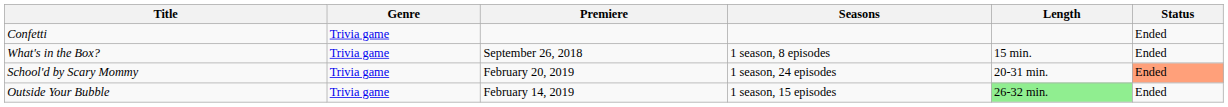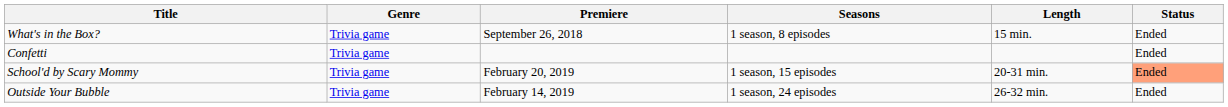rows swapped: (27, 33) <-> (54, 53)
(783, 72) 1 season, 24 episodes -> (783, 72) 1 season, 15 episodes
(783, 92) 1 season, 15 episodes -> (783, 92) 1 season, 24 episodes
(1021, 92) lightgreen background -> (1021, 92) no background
